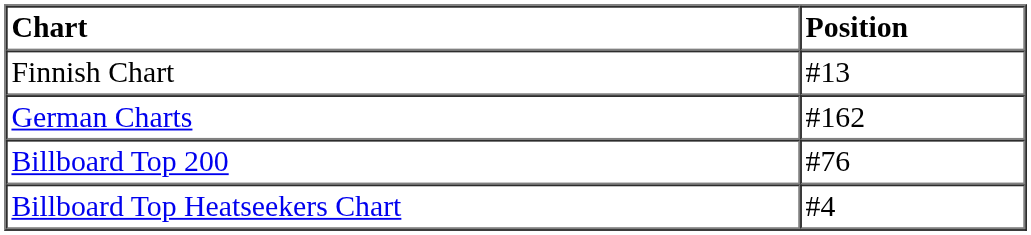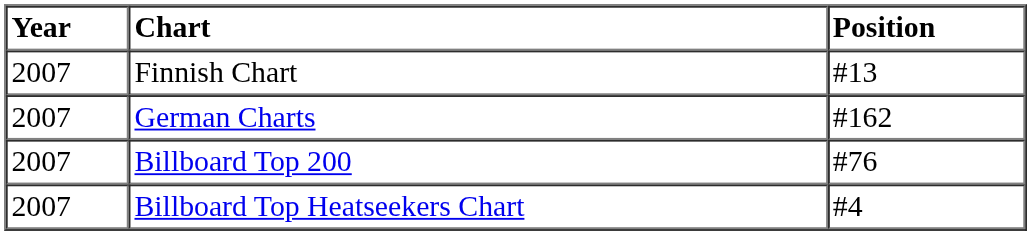+ column: (41, 27)
